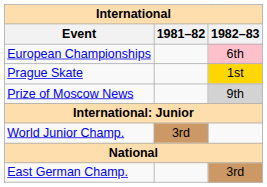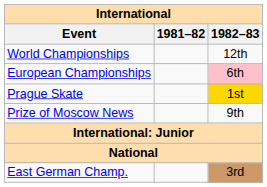+ row: (68, 53)
(235, 93) lightgrey background -> (235, 113) no background
- row: (66, 133)
